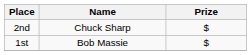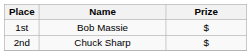rows swapped: (22, 43) <-> (22, 27)
